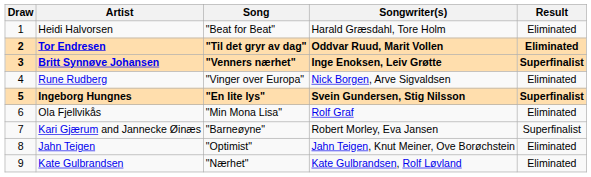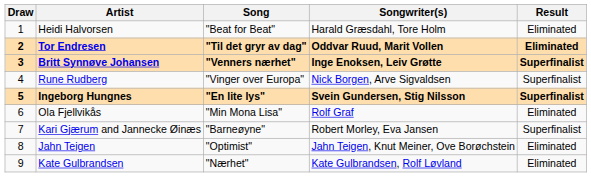(552, 79) Eliminated -> (552, 79) Superfinalist
